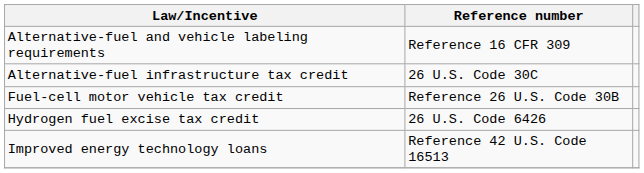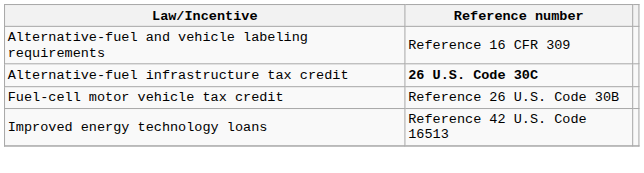(473, 75) normal -> (473, 75) bold
- row: (133, 119)
